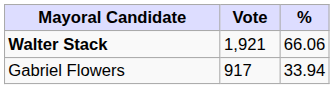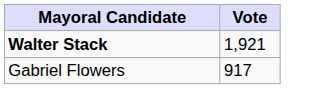- column: (305, 17)
